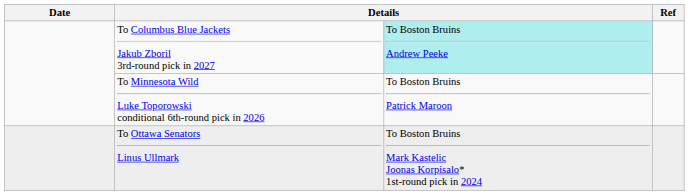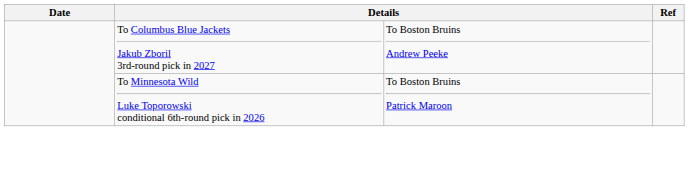(518, 41) paleturquoise background -> (518, 41) no background
- row: (249, 146)
